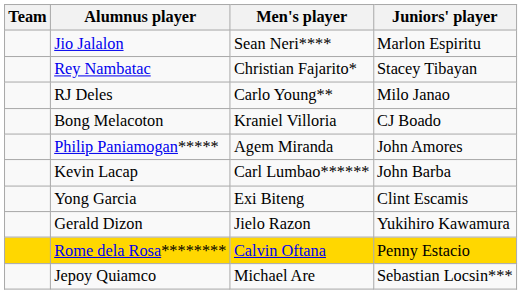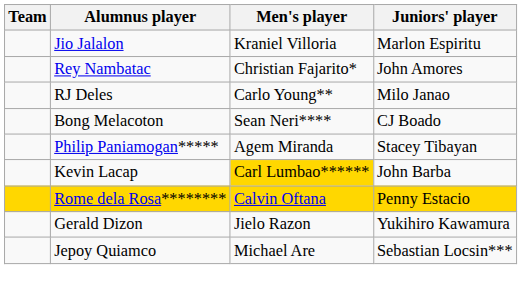(283, 43) Sean Neri**** -> (285, 43) Kraniel Villoria
(427, 69) Stacey Tibayan -> (420, 69) John Amores
(285, 120) Kraniel Villoria -> (283, 120) Sean Neri****
(420, 146) John Amores -> (427, 146) Stacey Tibayan
(302, 172) no background -> (302, 172) gold background
- row: (95, 198)
rows swapped: (98, 224) <-> (140, 250)
